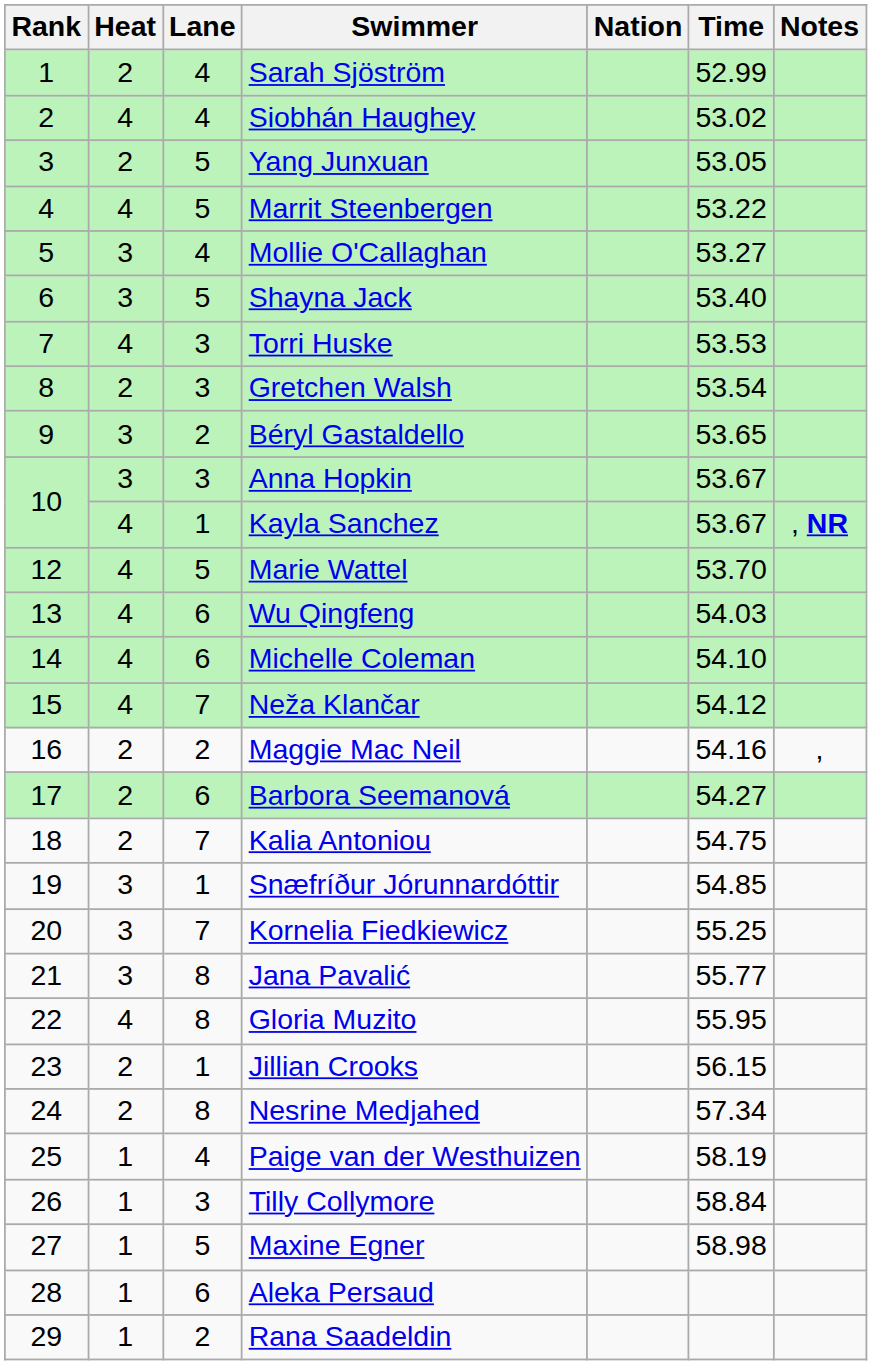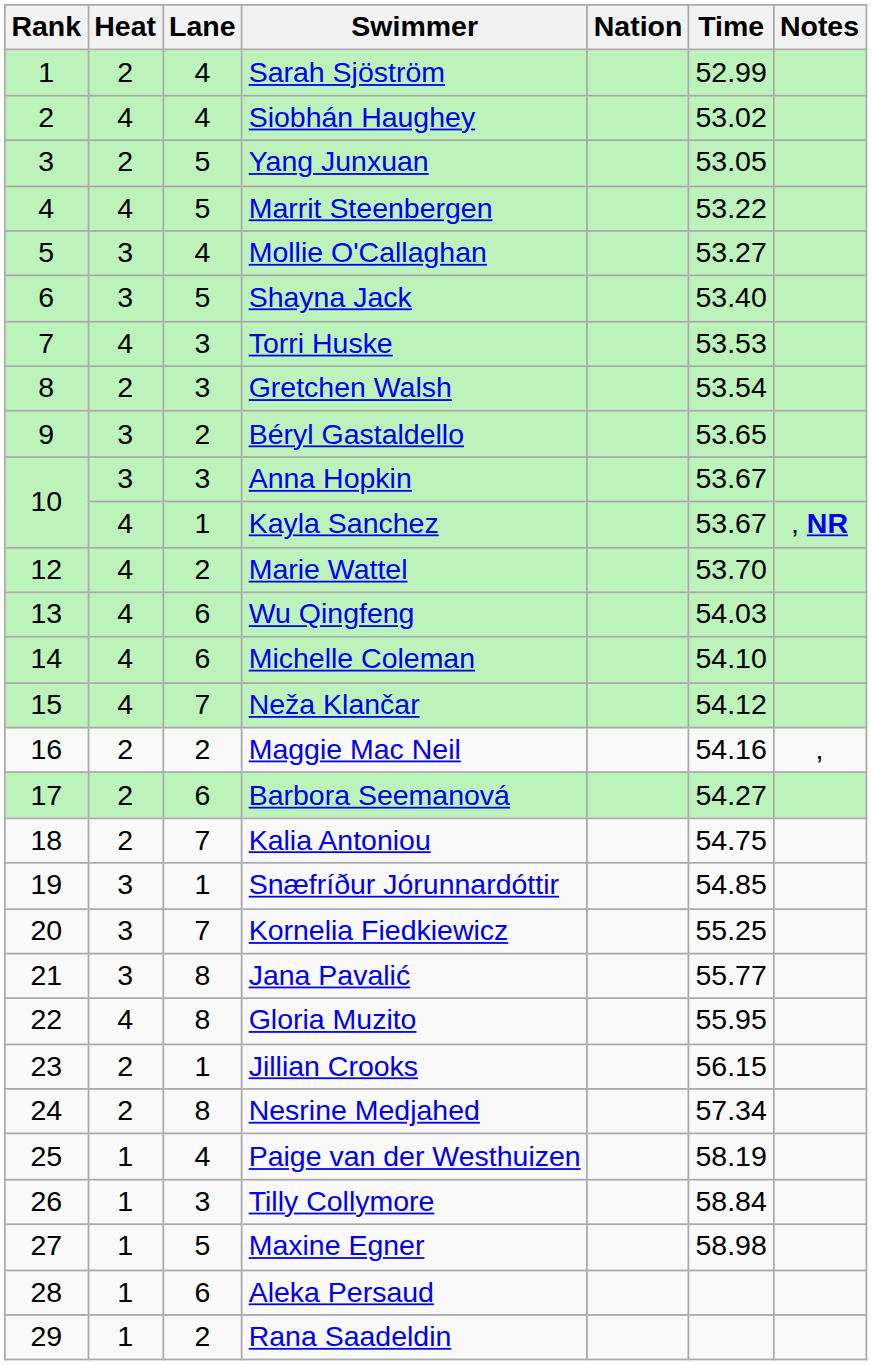(202, 569) 5 -> (202, 569) 2
